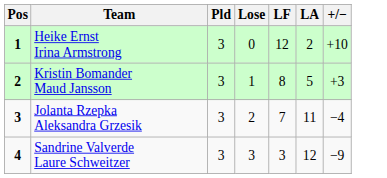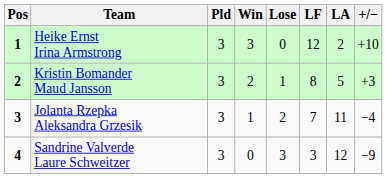+ column: (250, 15)
